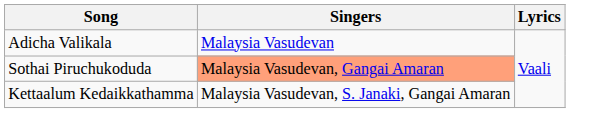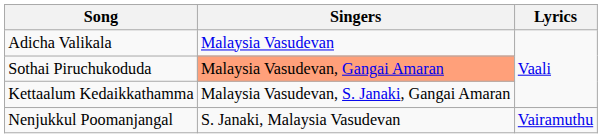+ row: (91, 119)
